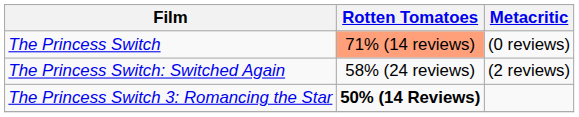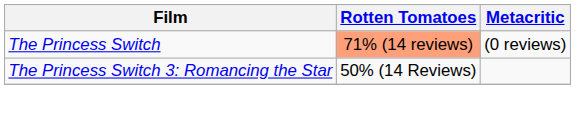- row: (147, 71)
(410, 97) bold -> (408, 71) normal
